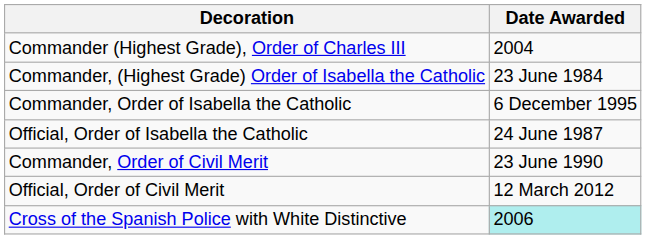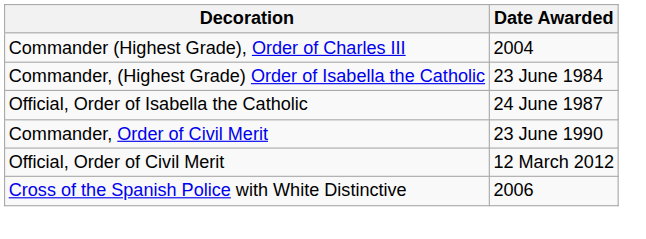- row: (180, 104)
(514, 219) paleturquoise background -> (514, 190) no background
